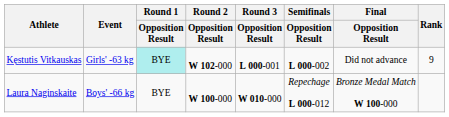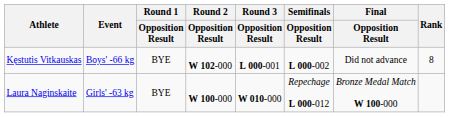(110, 60) Girls' -63 kg -> (110, 60) Boys' -66 kg
(161, 60) paleturquoise background -> (161, 60) no background
(431, 60) 9 -> (431, 60) 8
(110, 93) Boys' -66 kg -> (110, 93) Girls' -63 kg
